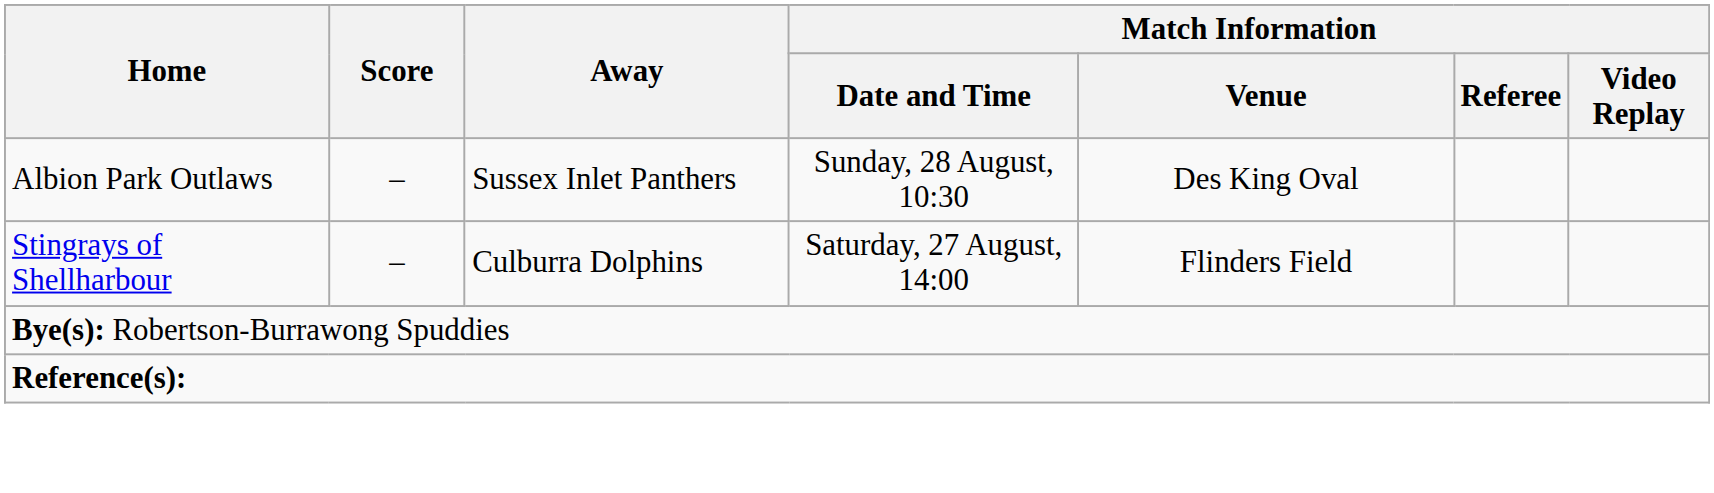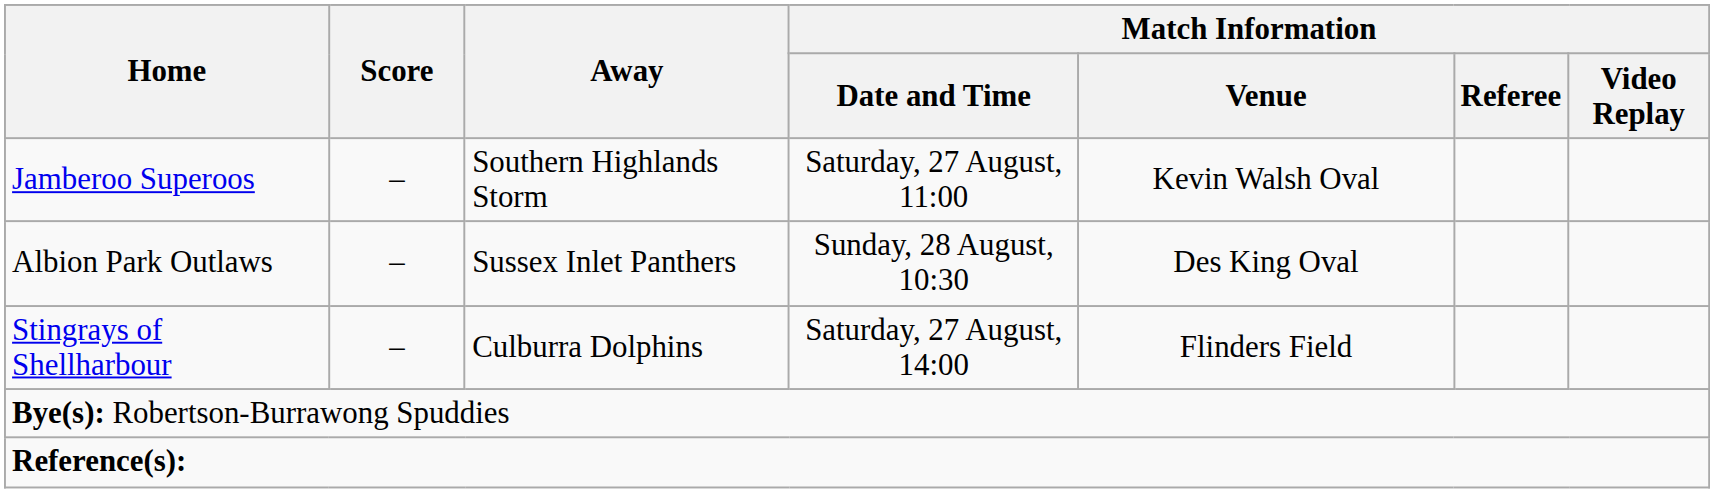+ row: (133, 179)
